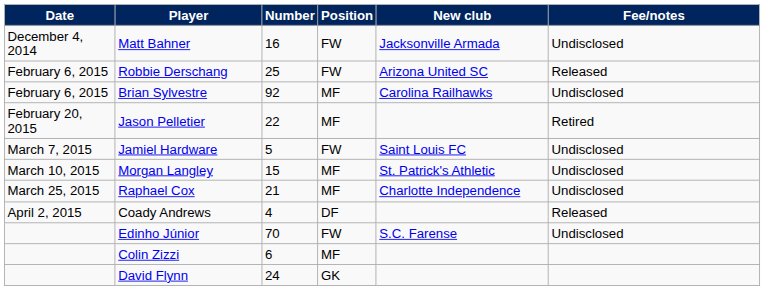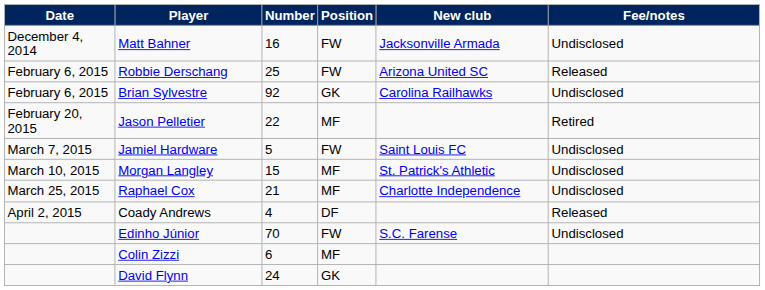(331, 93) MF -> (331, 93) GK
